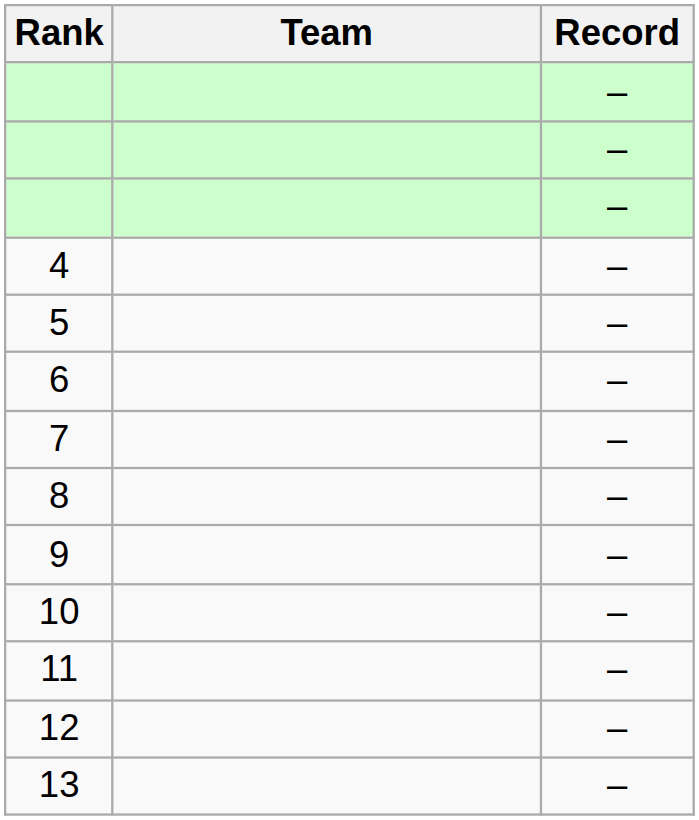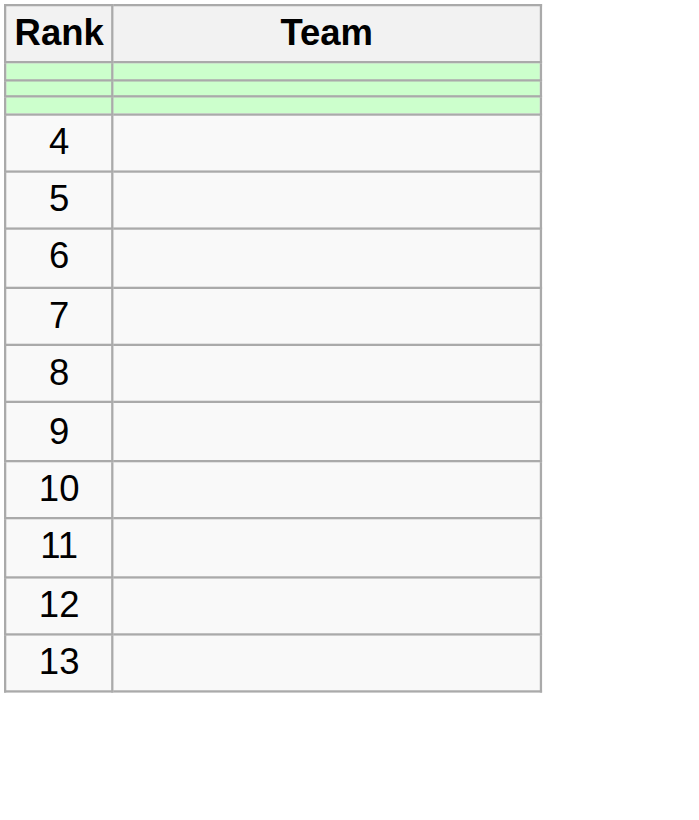- column: (617, 33)
